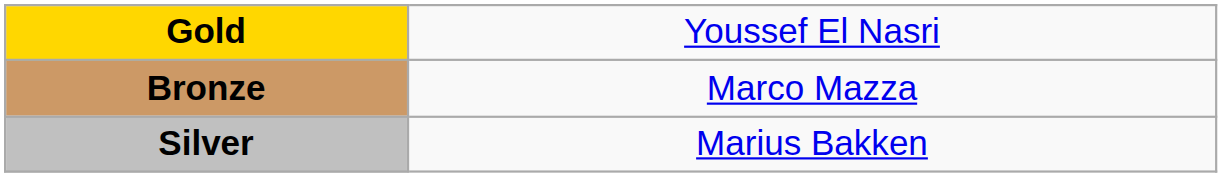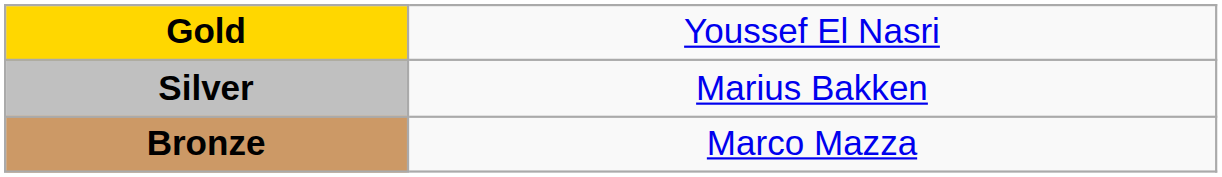rows swapped: (206, 143) <-> (206, 87)
